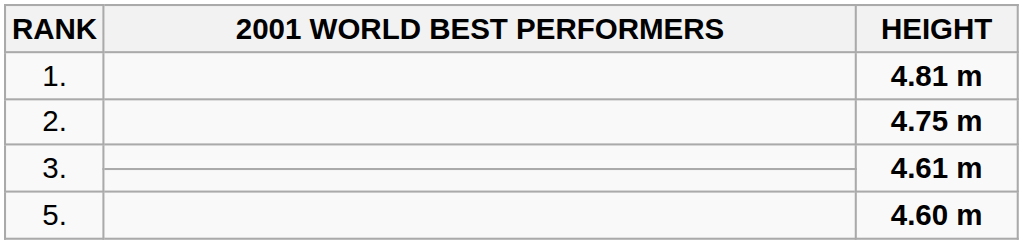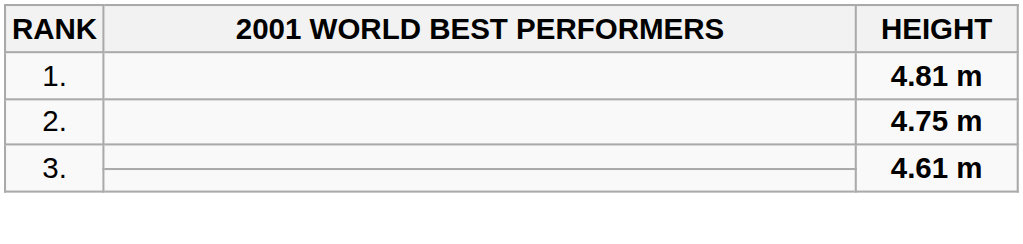- row: (55, 215)
